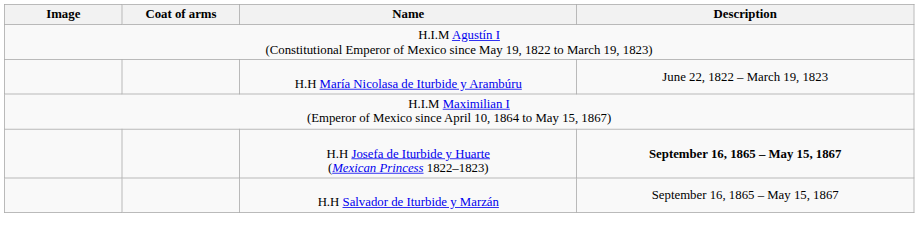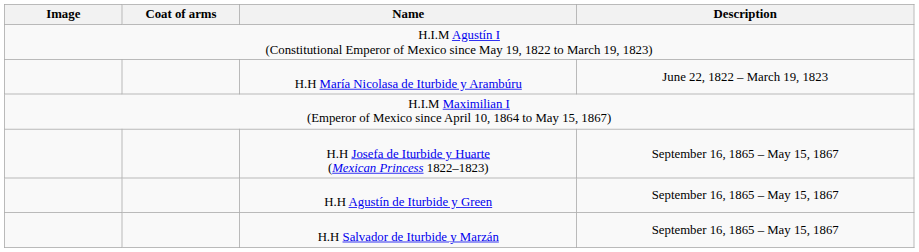(745, 153) bold -> (745, 153) normal
+ row: (408, 202)
